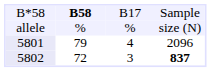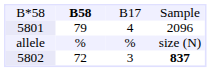rows swapped: (31, 28) <-> (31, 43)
